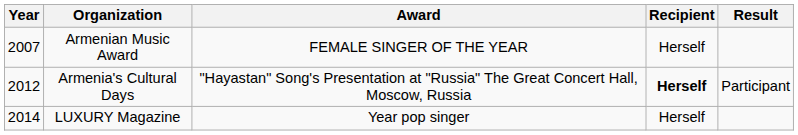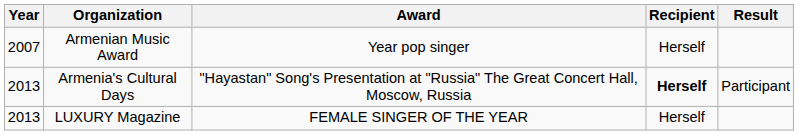(419, 47) FEMALE SINGER OF THE YEAR -> (419, 47) Year pop singer
(24, 86) 2012 -> (24, 86) 2013
(24, 118) 2014 -> (24, 118) 2013
(419, 118) Year pop singer -> (419, 118) FEMALE SINGER OF THE YEAR
